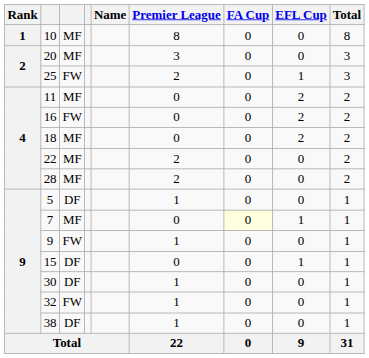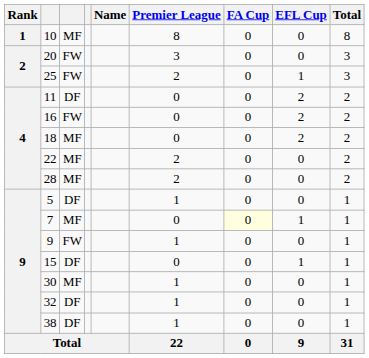(72, 55) MF -> (72, 55) FW
(72, 96) MF -> (72, 96) DF
(72, 281) DF -> (72, 281) MF
(72, 302) FW -> (72, 302) DF
